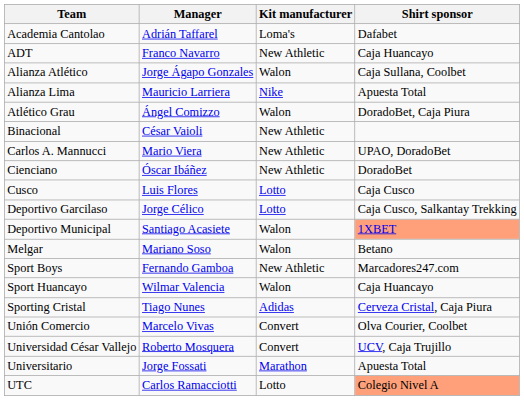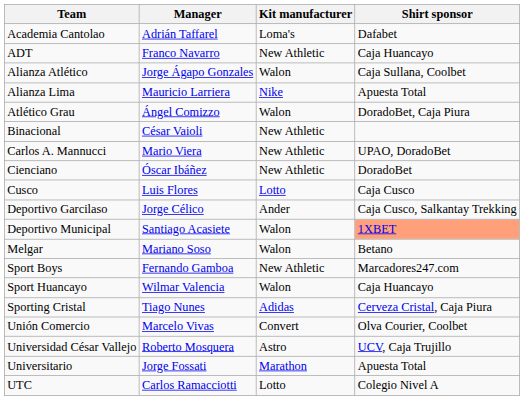(272, 209) Lotto -> (274, 209) Ander
(279, 346) Convert -> (273, 346) Astro
(398, 385) lightsalmon background -> (398, 385) no background
